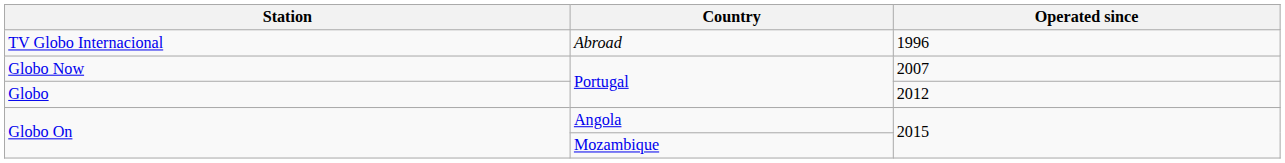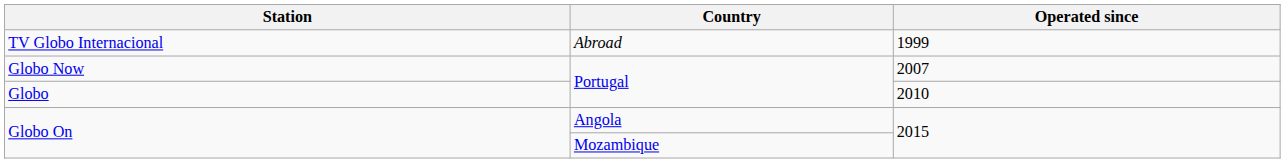(913, 42) 1996 -> (913, 42) 1999
(913, 94) 2012 -> (913, 94) 2010
